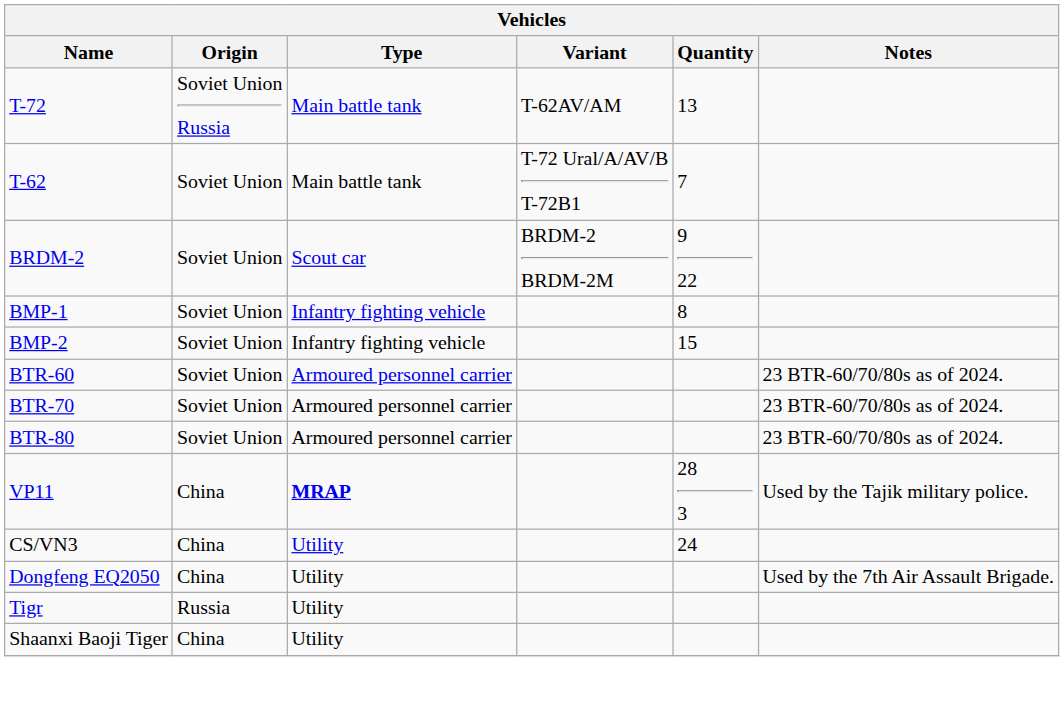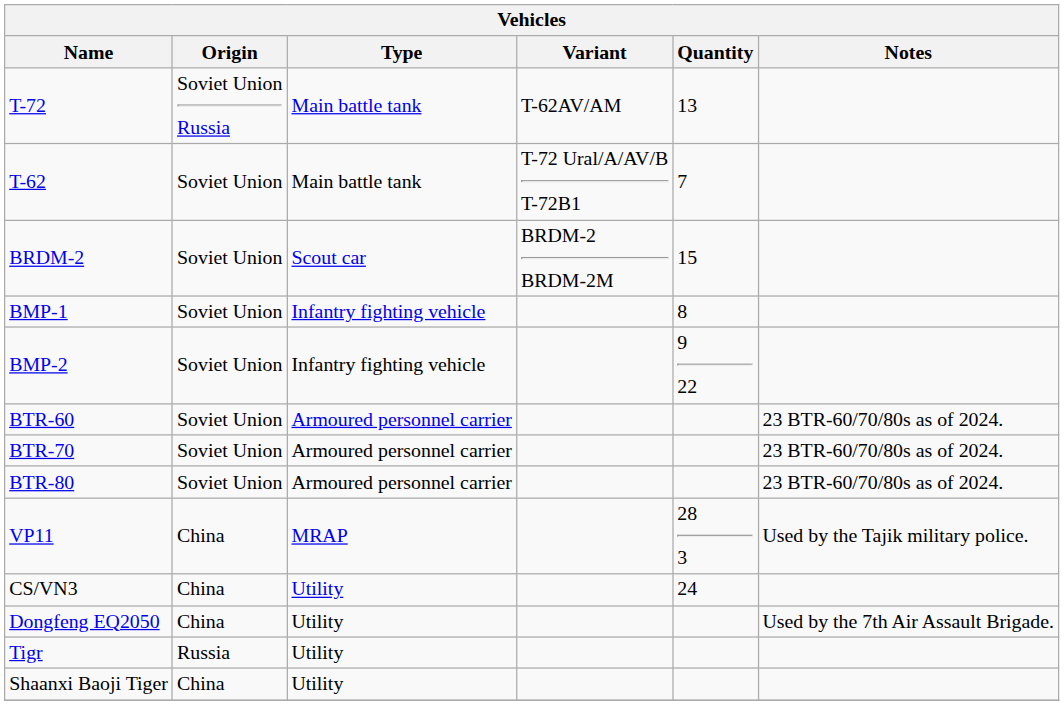(715, 257) 9 22 -> (687, 257) 15
(687, 342) 15 -> (715, 365) 9 22
(321, 491) bold -> (320, 535) normal
